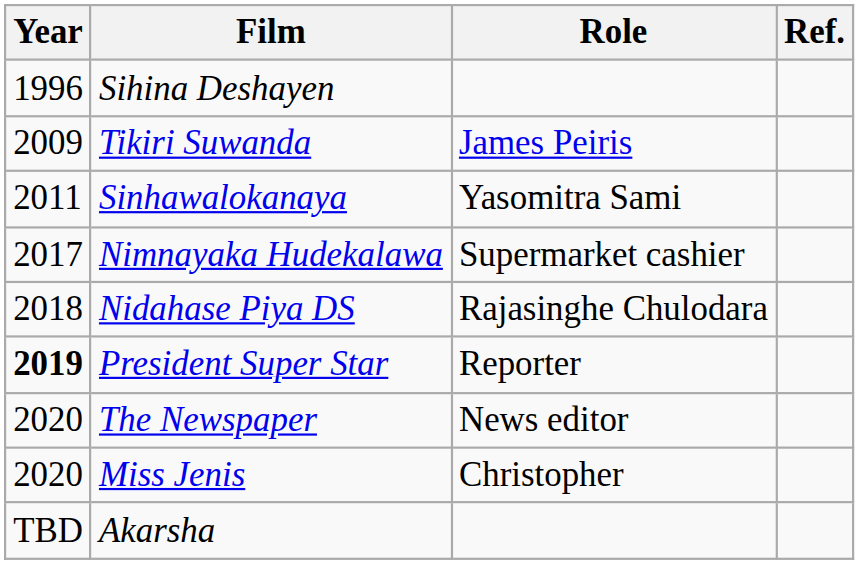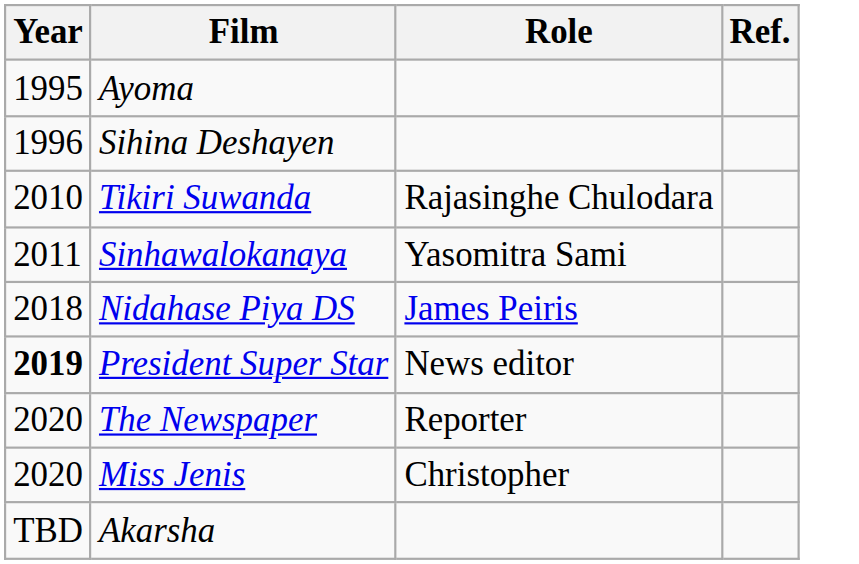+ row: (146, 87)
(48, 142) 2009 -> (48, 198) 2010
(546, 142) James Peiris -> (559, 198) Rajasinghe Chulodara
- row: (271, 253)
(613, 308) Rajasinghe Chulodara -> (491, 308) James Peiris
(520, 364) Reporter -> (489, 364) News editor
(544, 419) News editor -> (465, 419) Reporter
